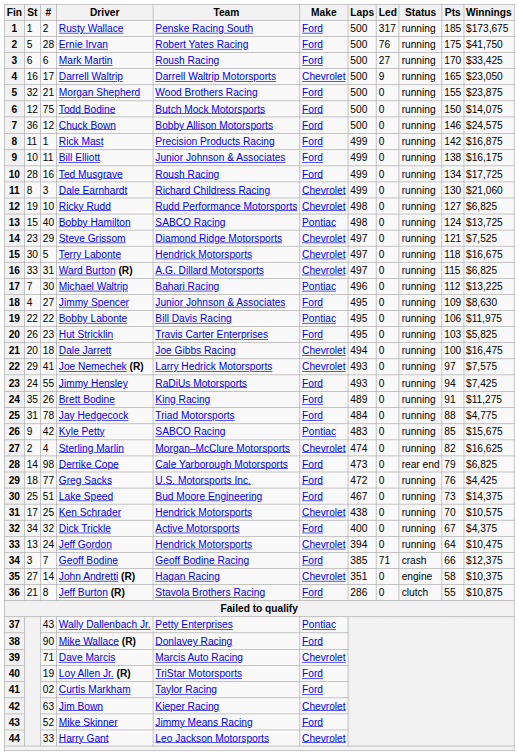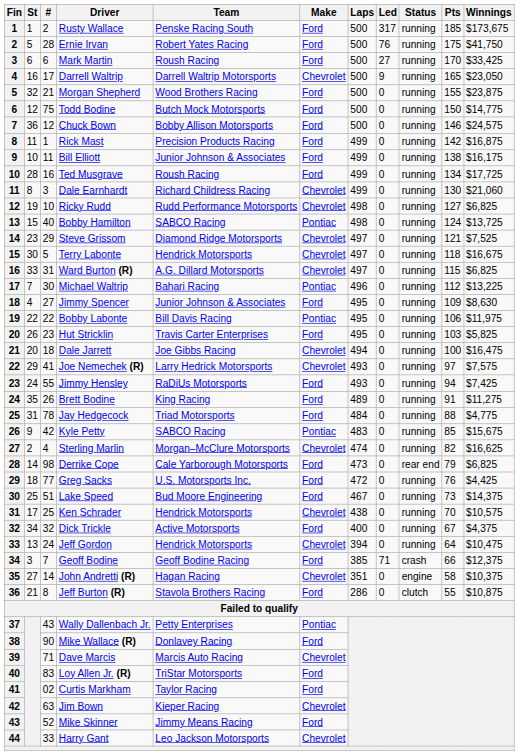(484, 109) $14,075 -> (484, 109) $14,775
(48, 674) 19 -> (48, 674) 83
